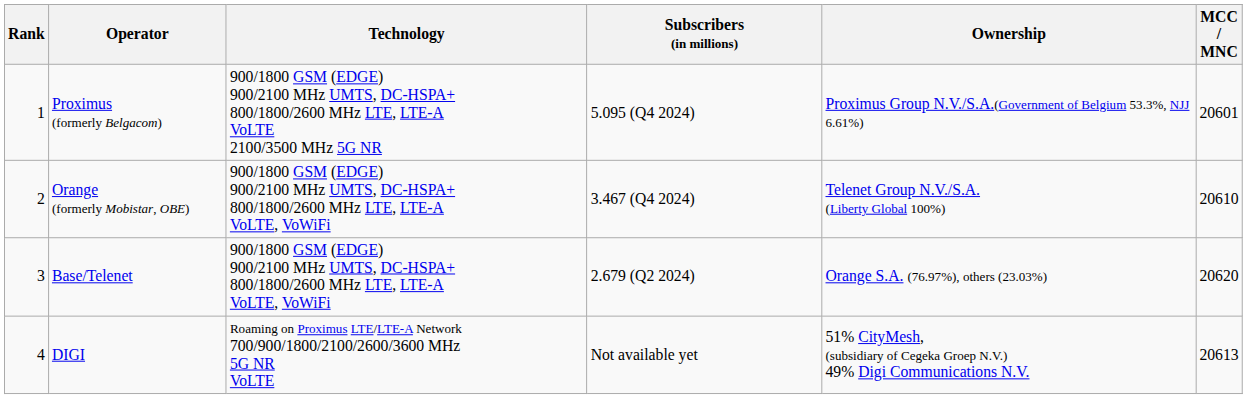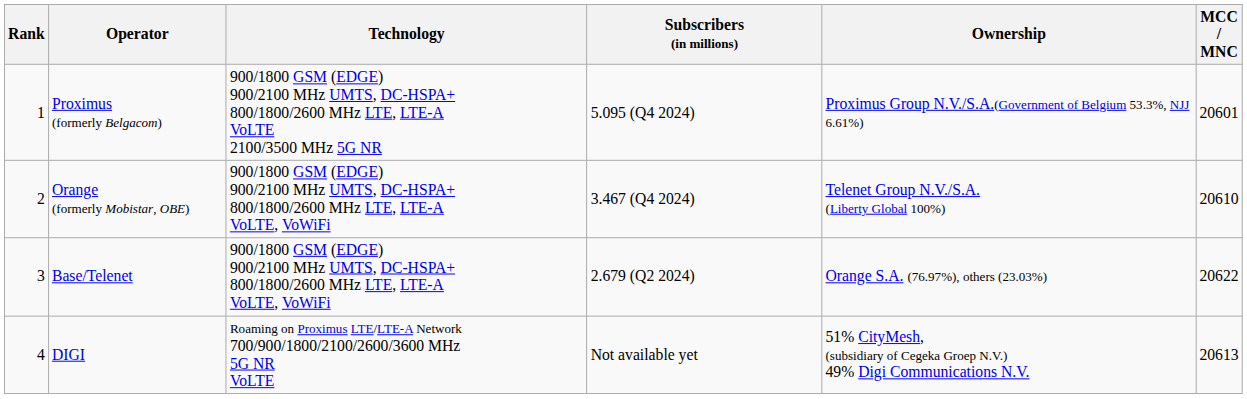(1219, 276) 20620 -> (1219, 276) 20622
